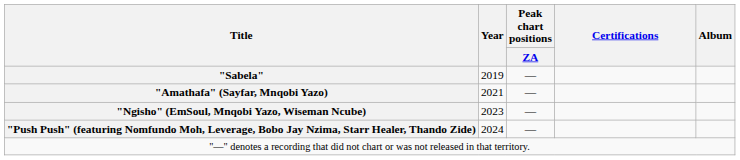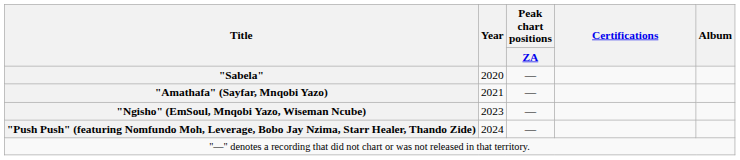(492, 75) 2019 -> (492, 75) 2020
